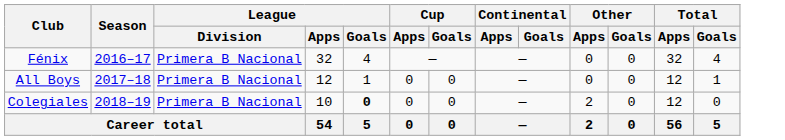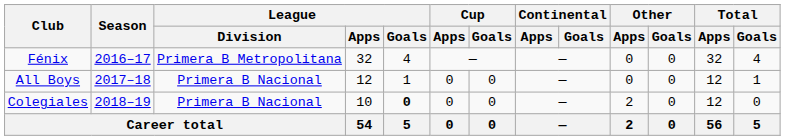(229, 59) Primera B Nacional -> (249, 59) Primera B Metropolitana
